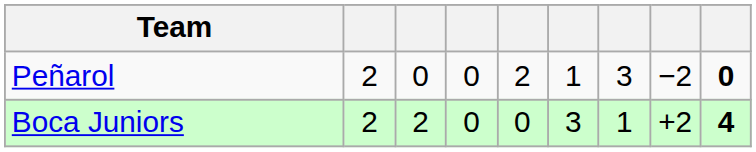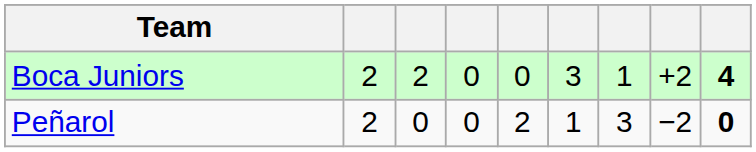rows swapped: (98, 122) <-> (63, 75)
